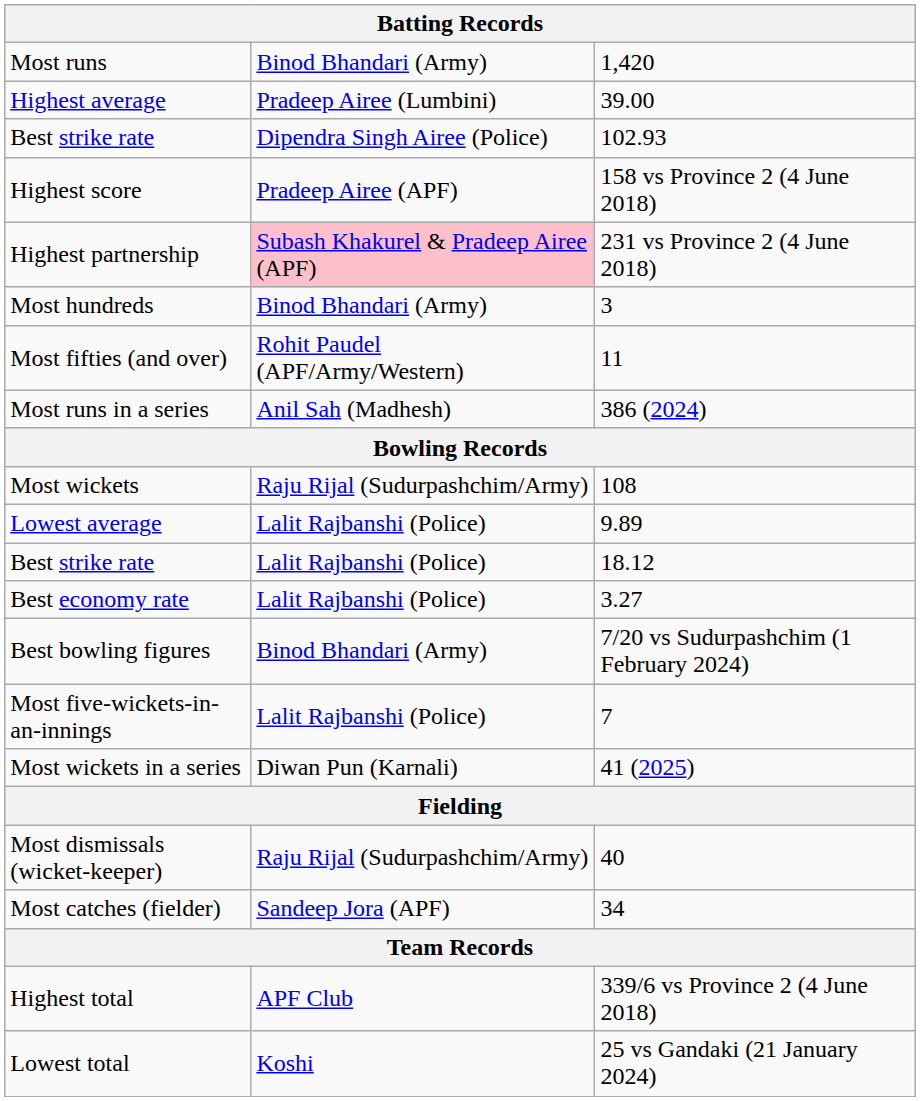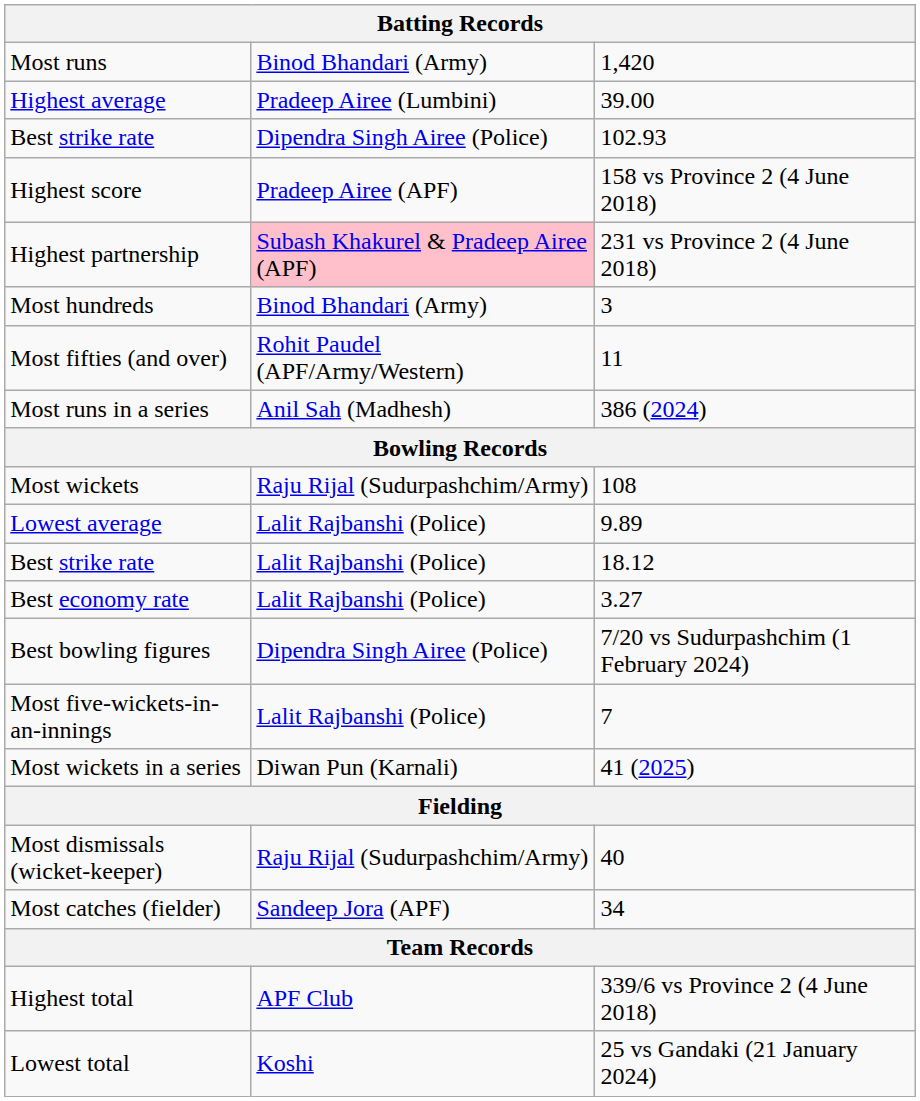(372, 650) Binod Bhandari (Army) -> (402, 650) Dipendra Singh Airee (Police)
